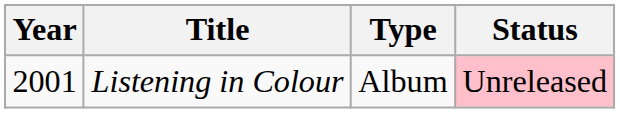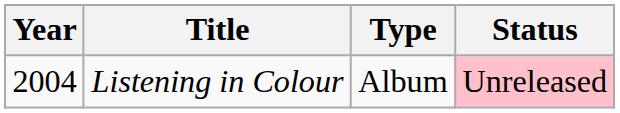(45, 81) 2001 -> (45, 81) 2004
